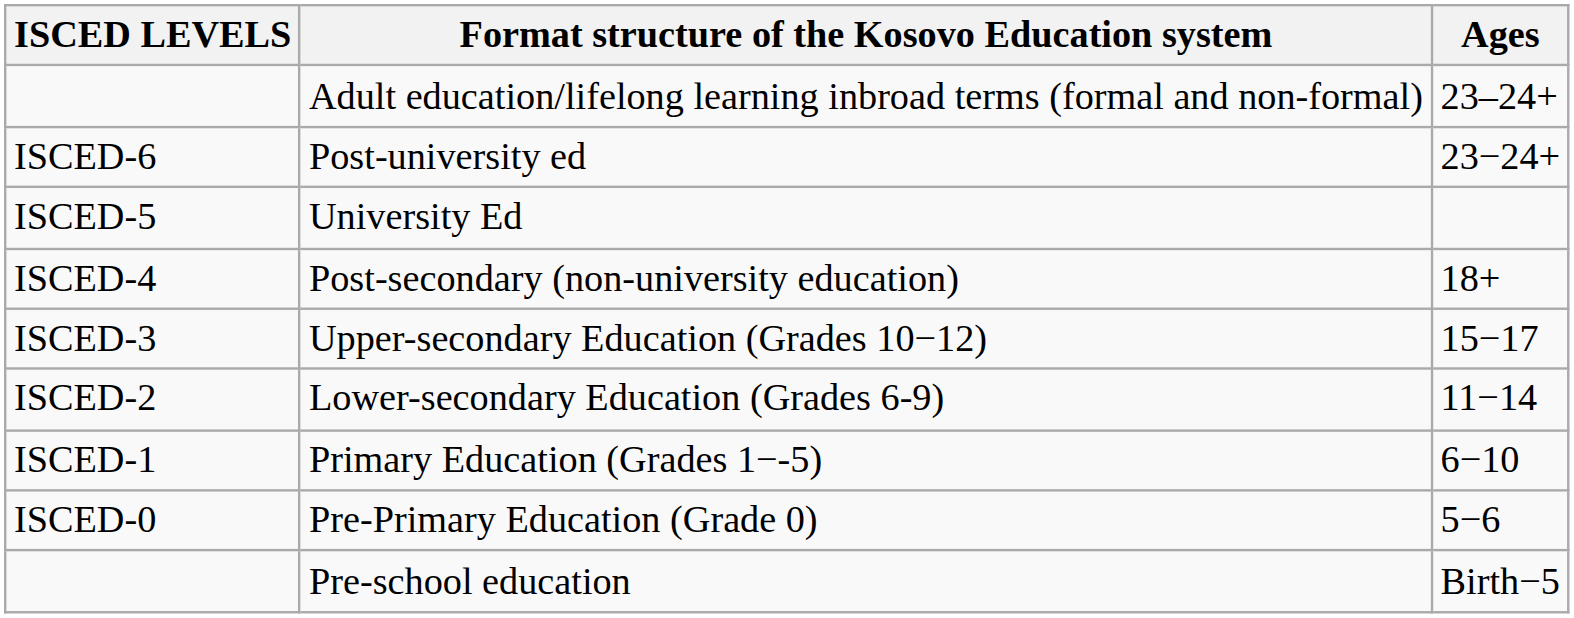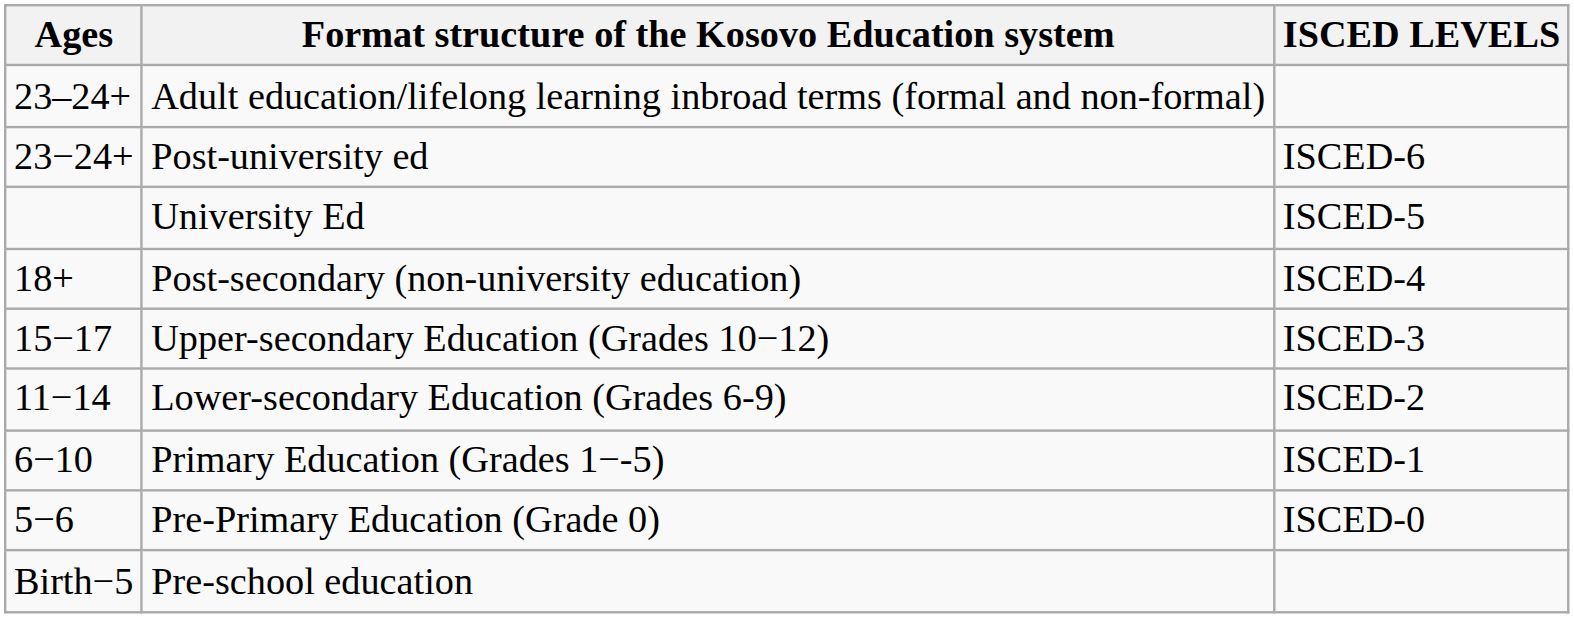columns swapped: (153, 34) <-> (1500, 34)
